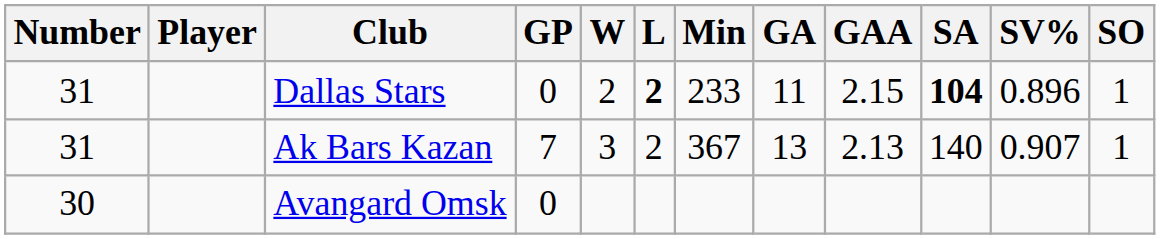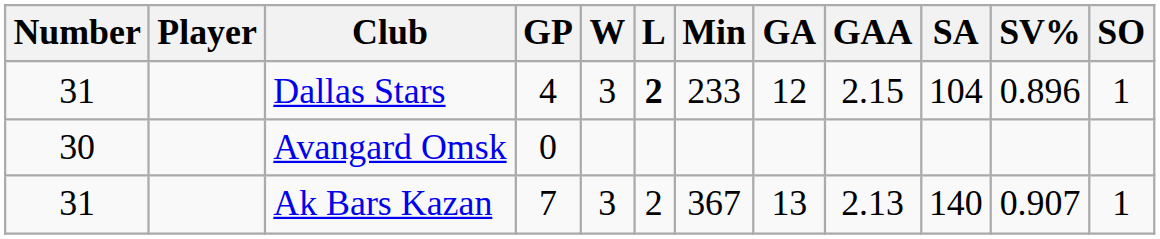(548, 89) 0 -> (548, 89) 4
(607, 89) 2 -> (607, 89) 3
(789, 89) 11 -> (789, 89) 12
(956, 89) bold -> (956, 89) normal
rows swapped: (390, 203) <-> (383, 146)
